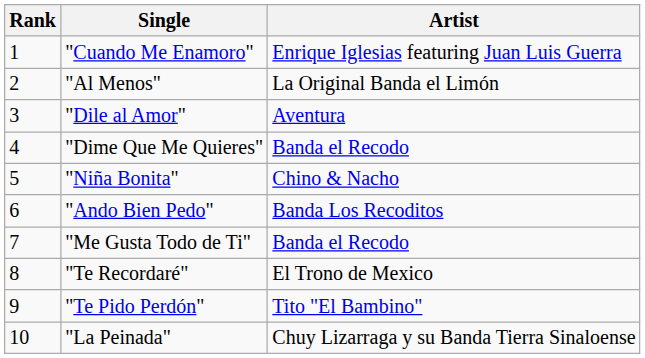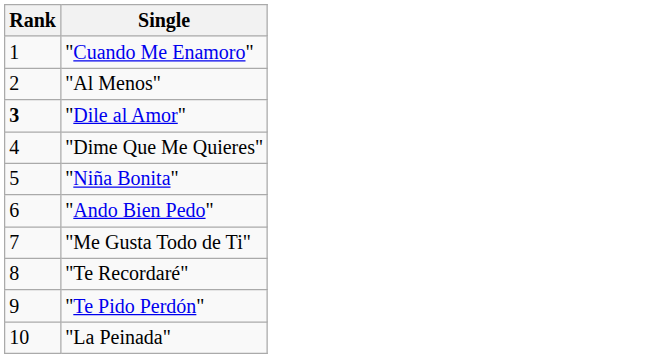- column: (454, 20)
(14, 115) normal -> (14, 115) bold
